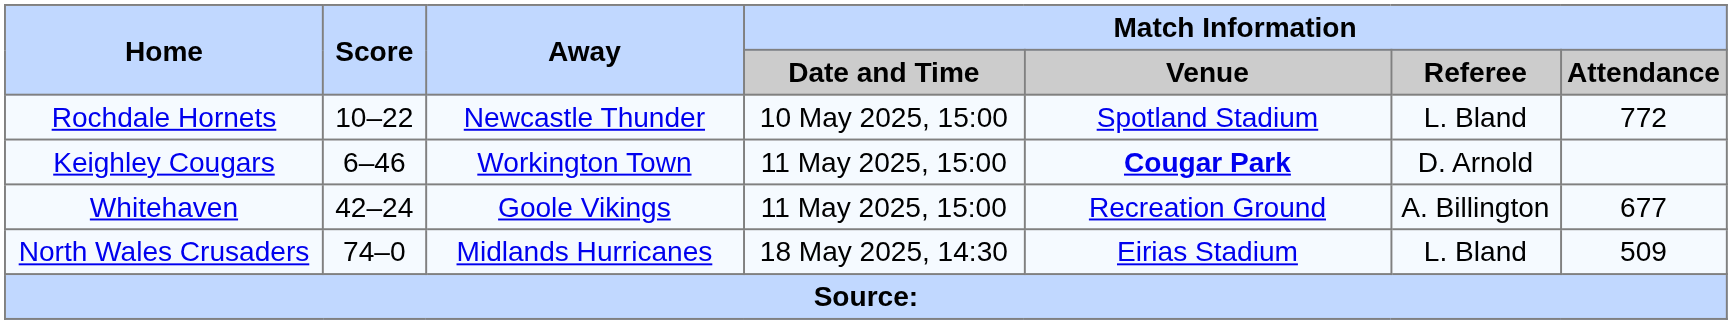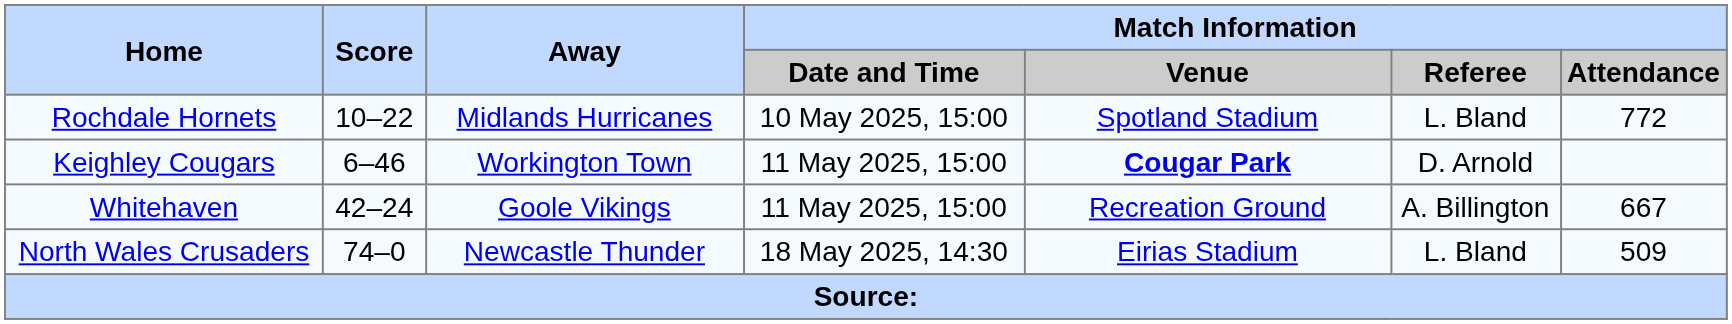(584, 117) Newcastle Thunder -> (584, 117) Midlands Hurricanes
(1644, 207) 677 -> (1644, 207) 667
(584, 252) Midlands Hurricanes -> (584, 252) Newcastle Thunder
